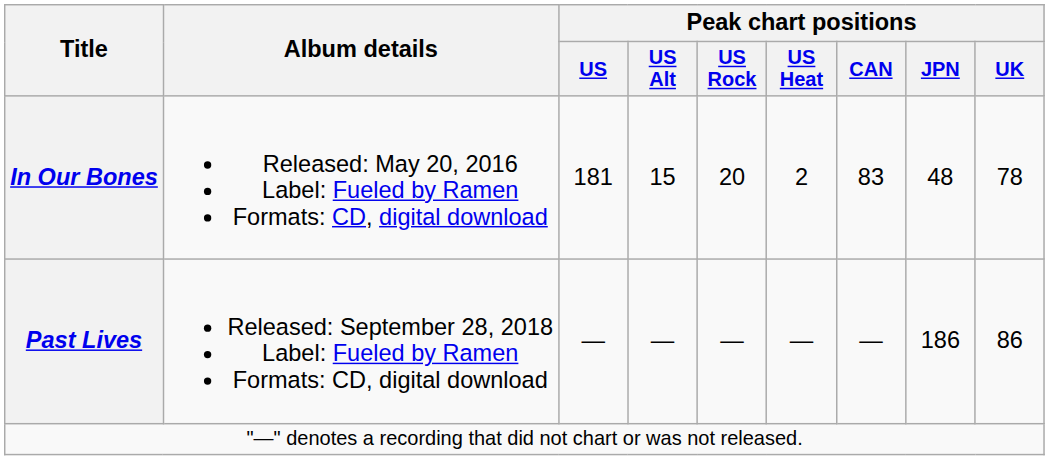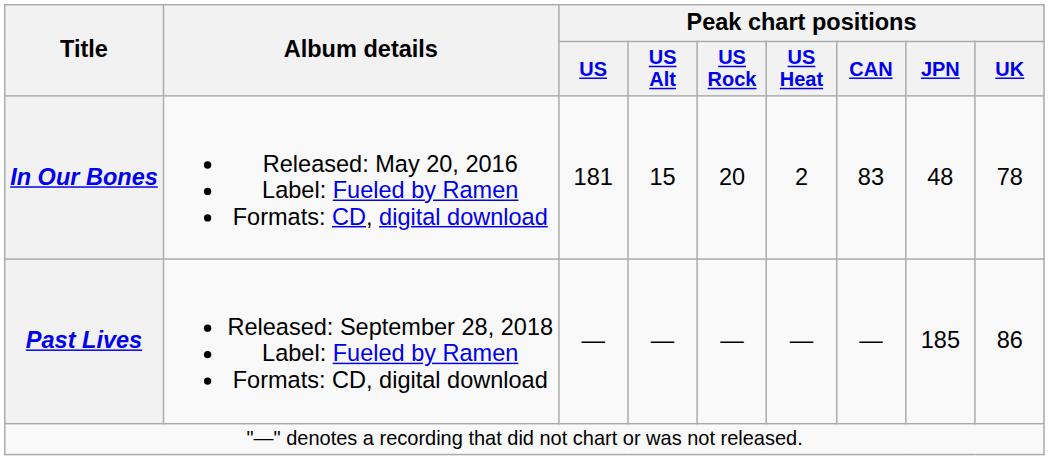(940, 340) 186 -> (940, 340) 185
